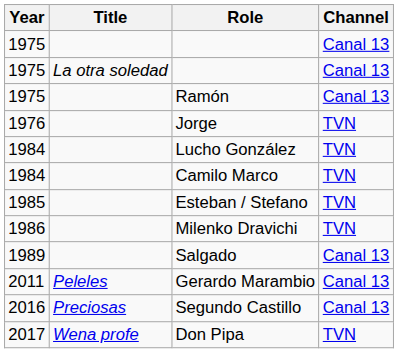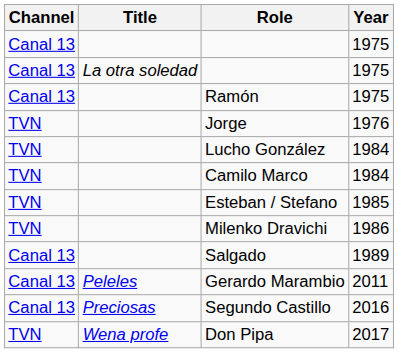columns swapped: (27, 17) <-> (356, 17)
